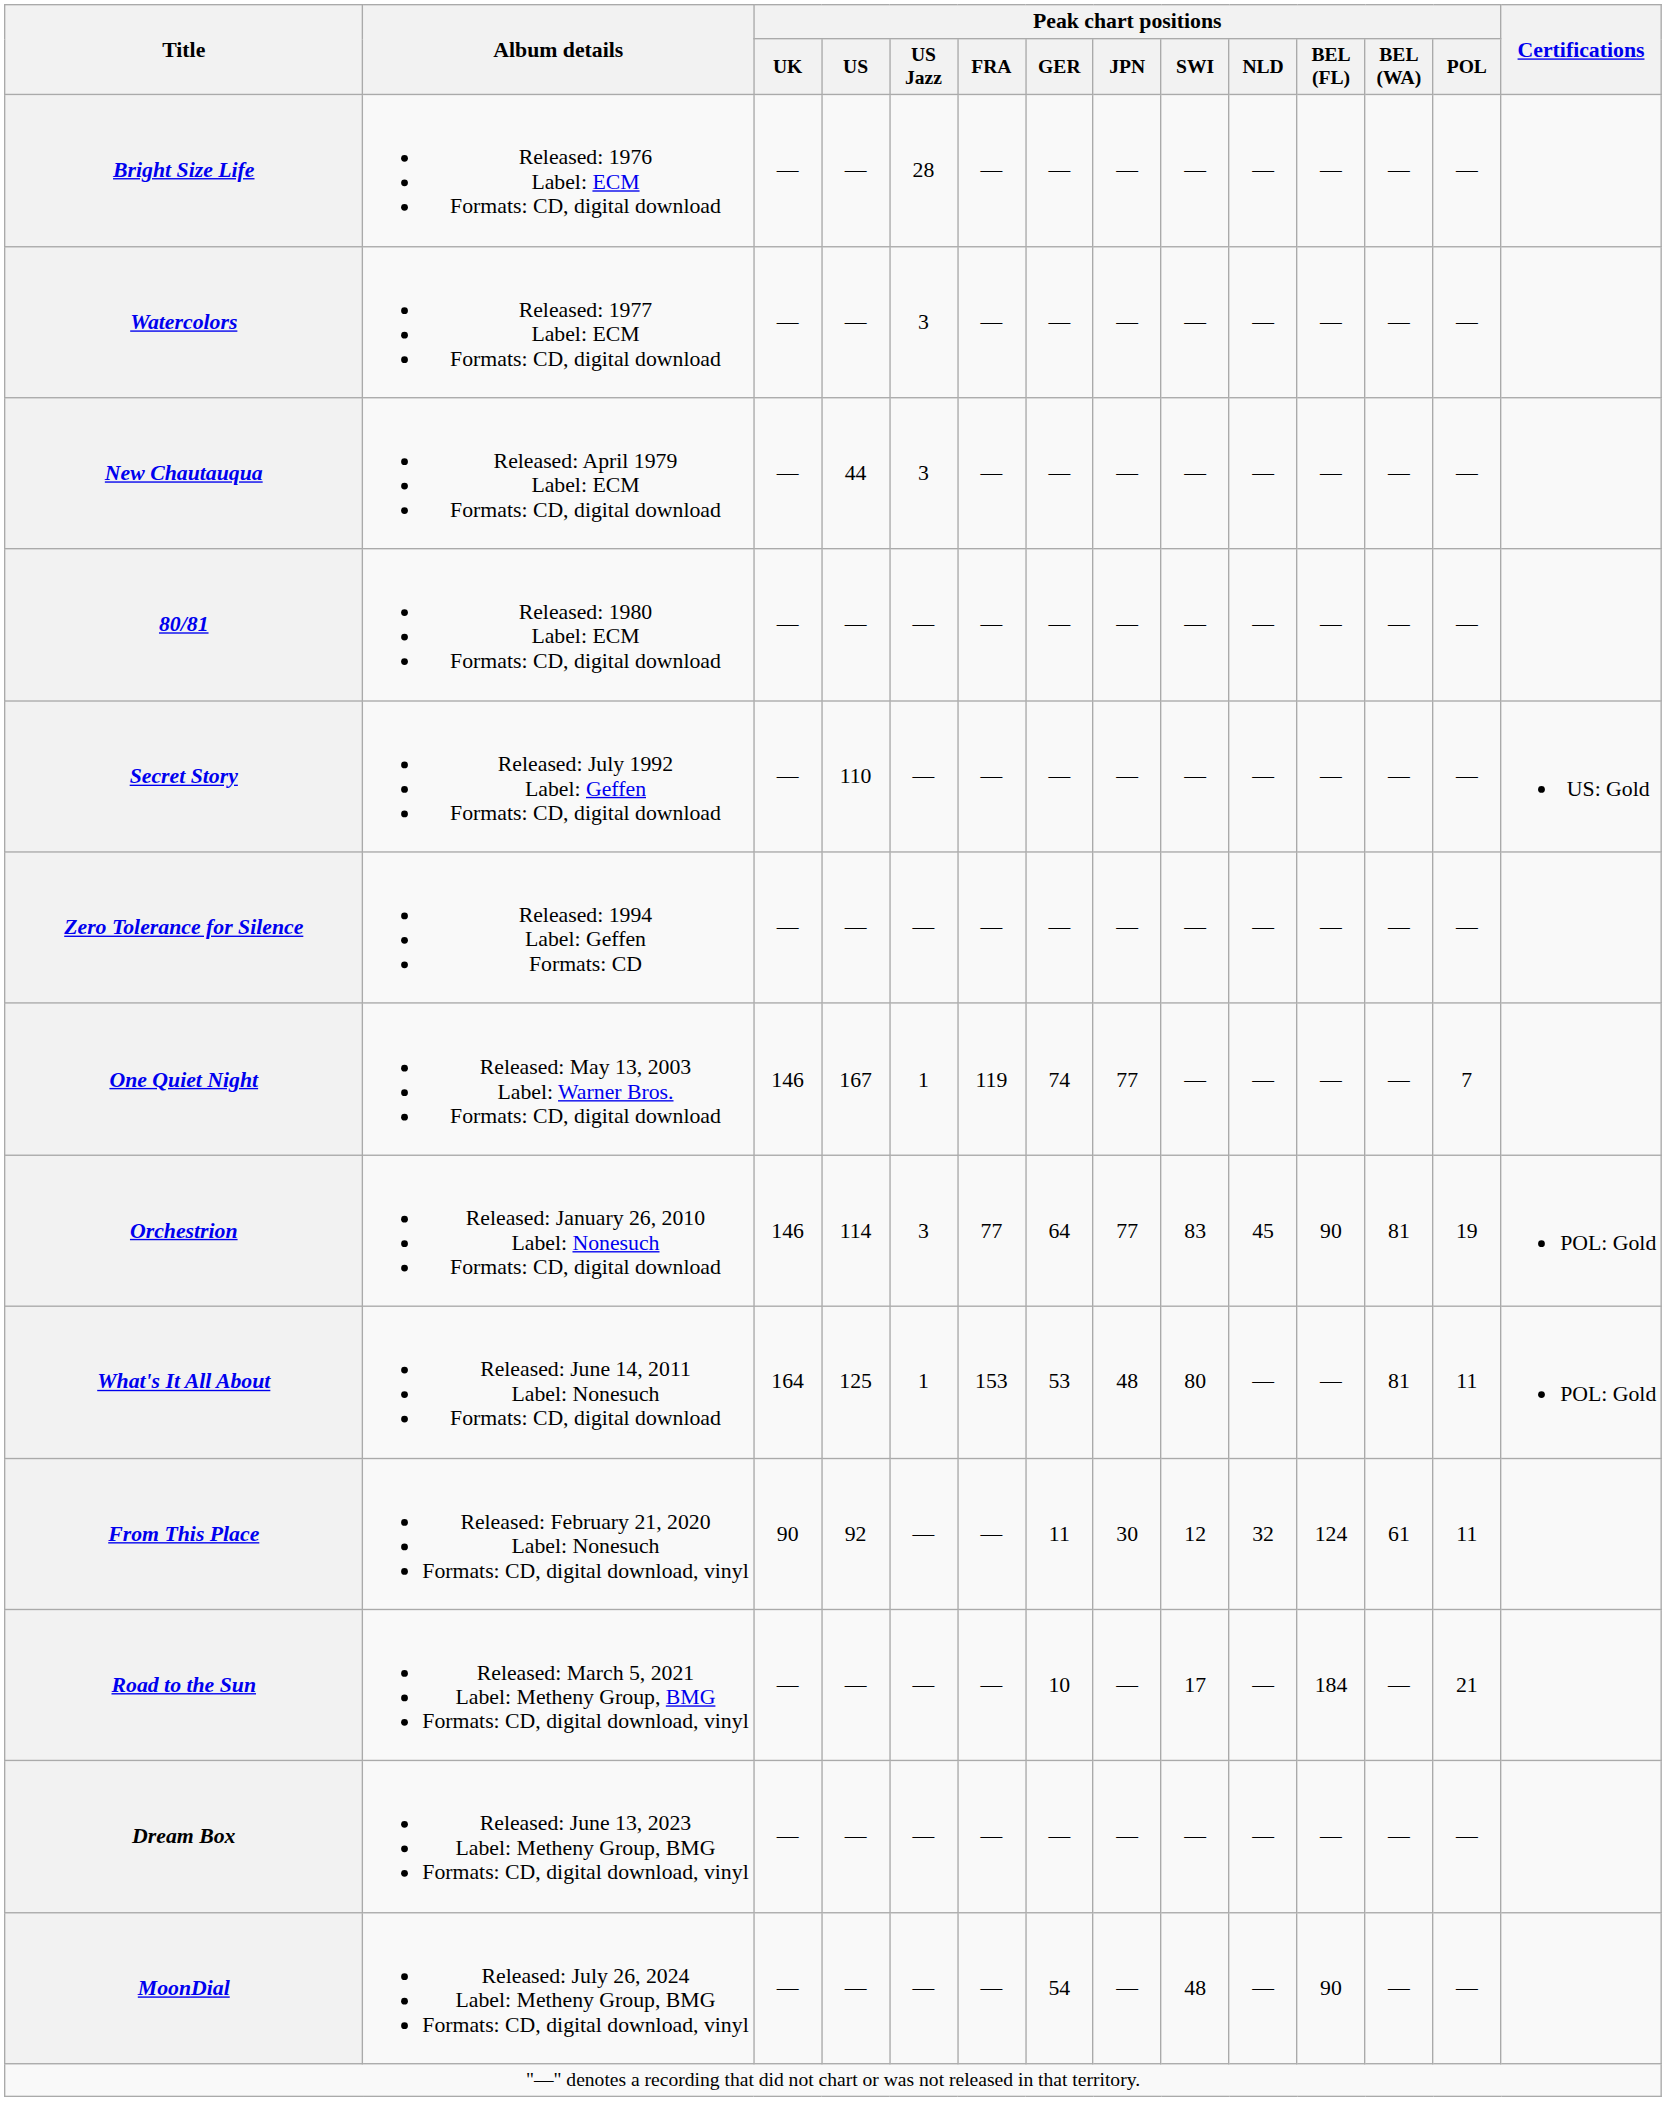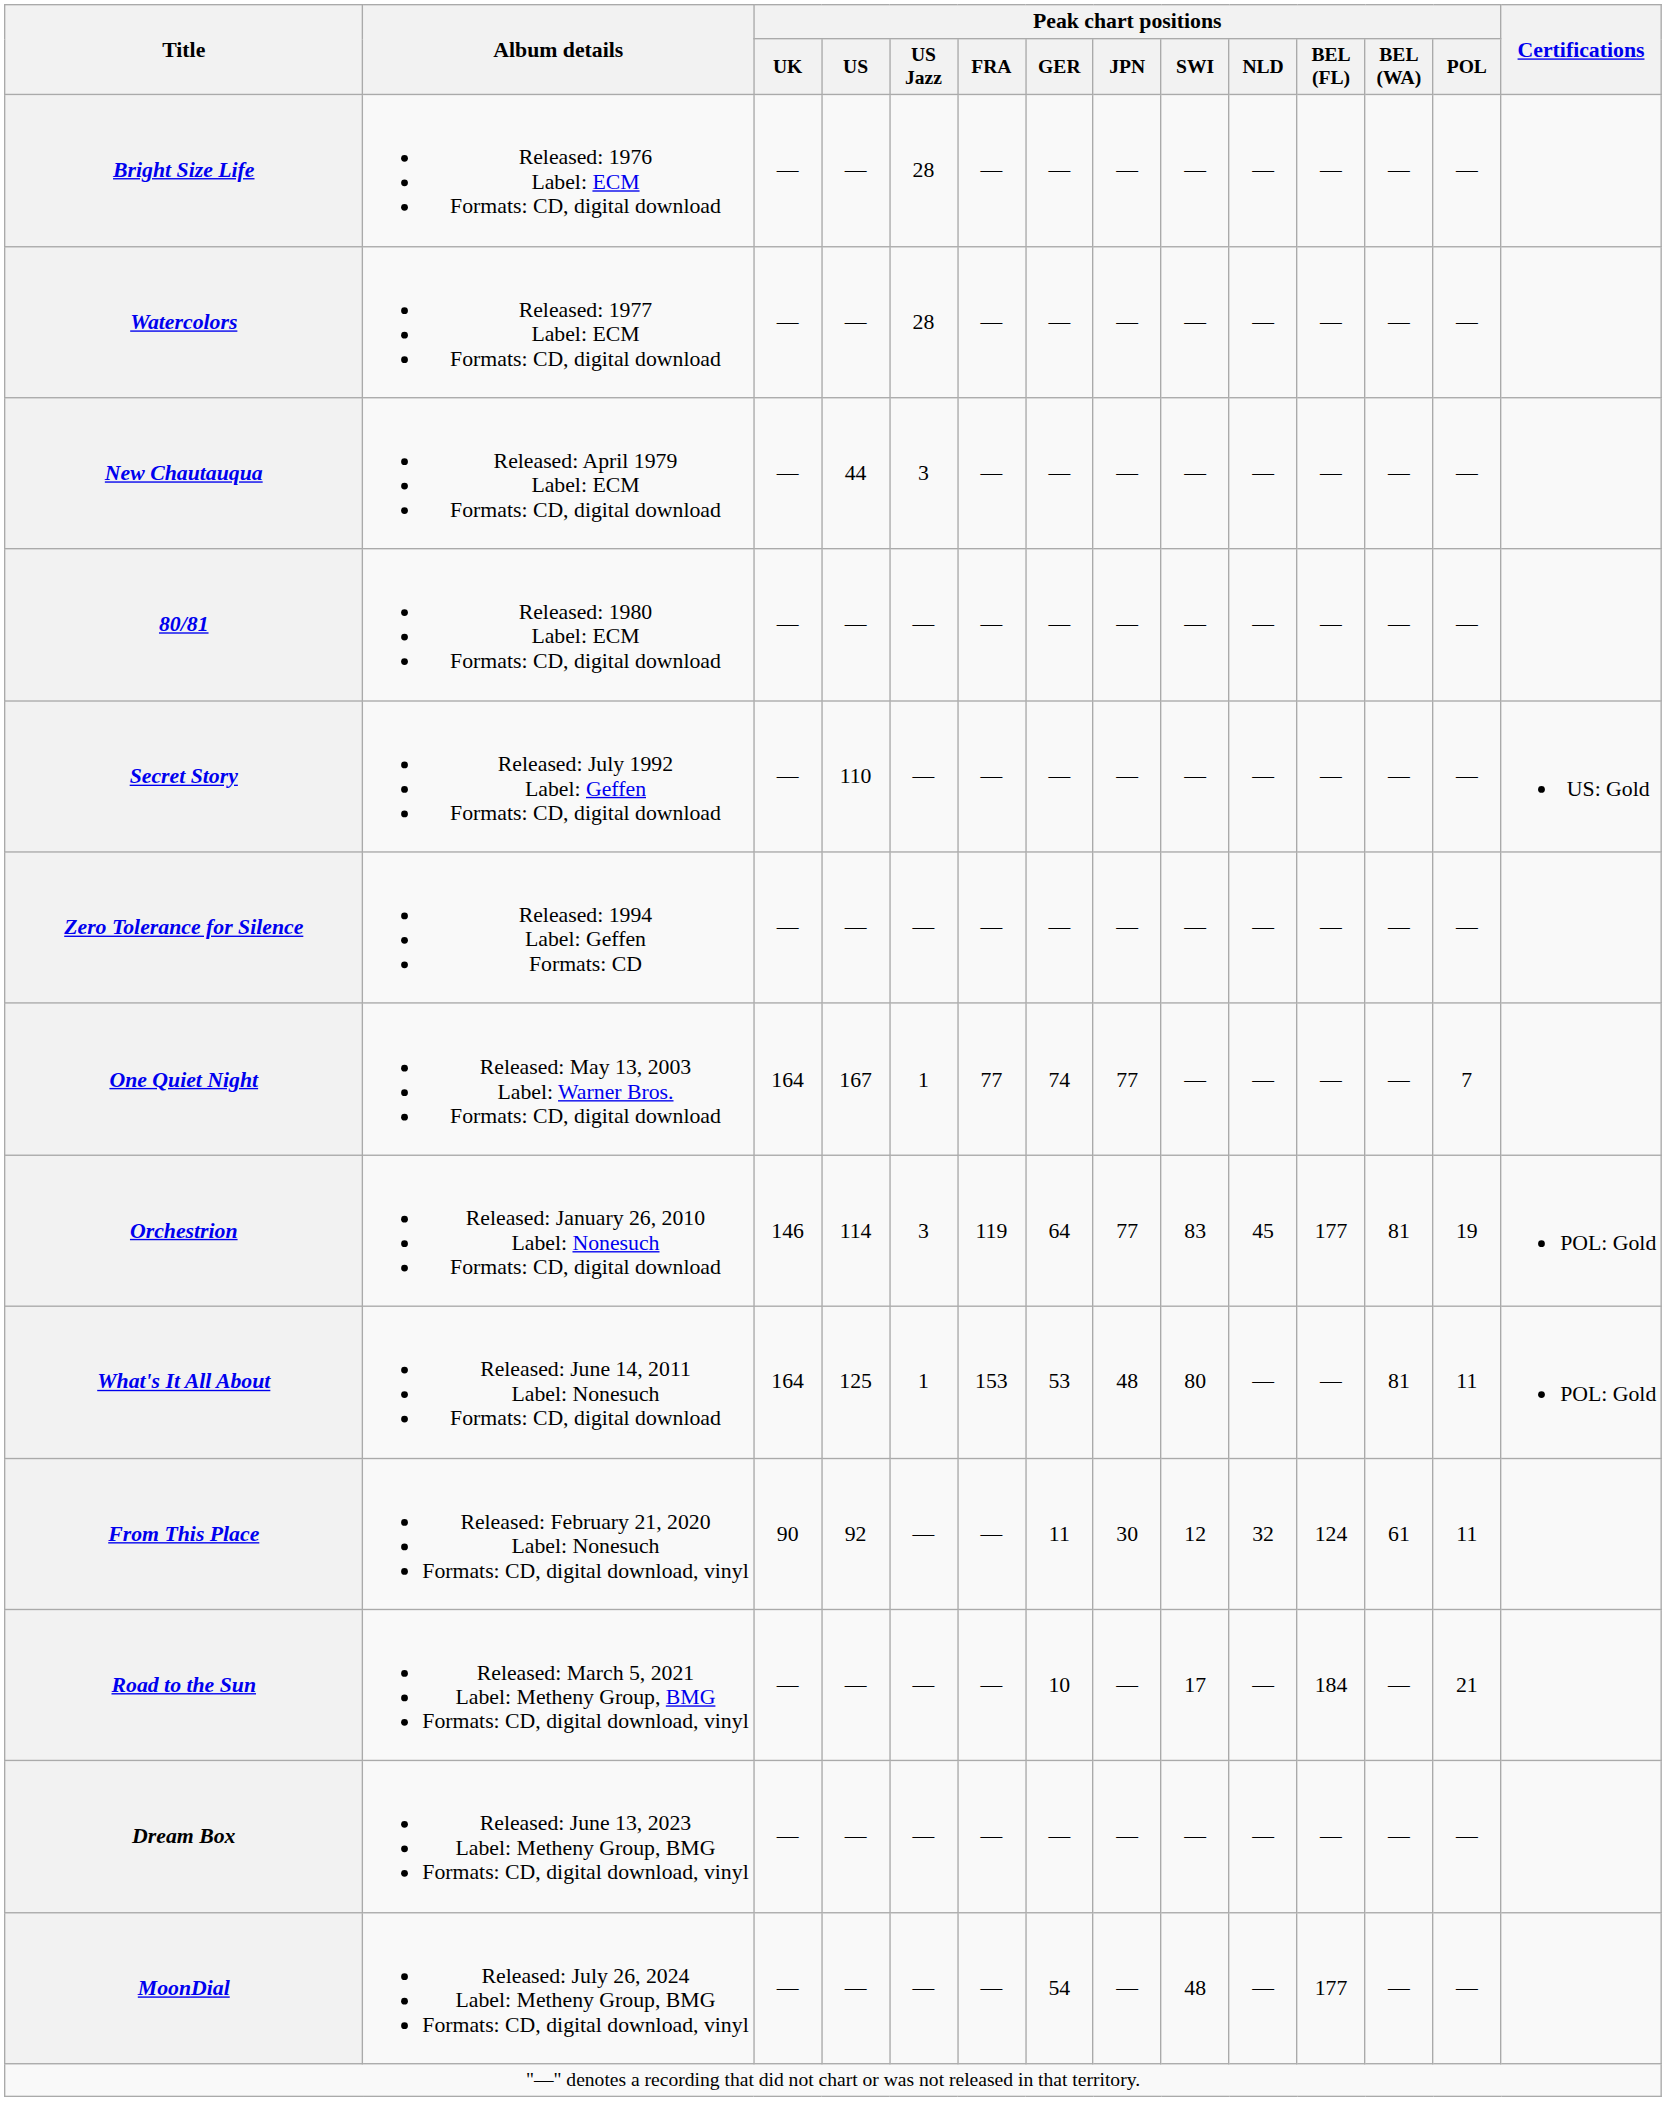(923, 321) 3 -> (923, 321) 28
(788, 1078) 146 -> (788, 1078) 164
(991, 1078) 119 -> (991, 1078) 77
(991, 1230) 77 -> (991, 1230) 119
(1331, 1230) 90 -> (1331, 1230) 177
(1331, 1987) 90 -> (1331, 1987) 177
